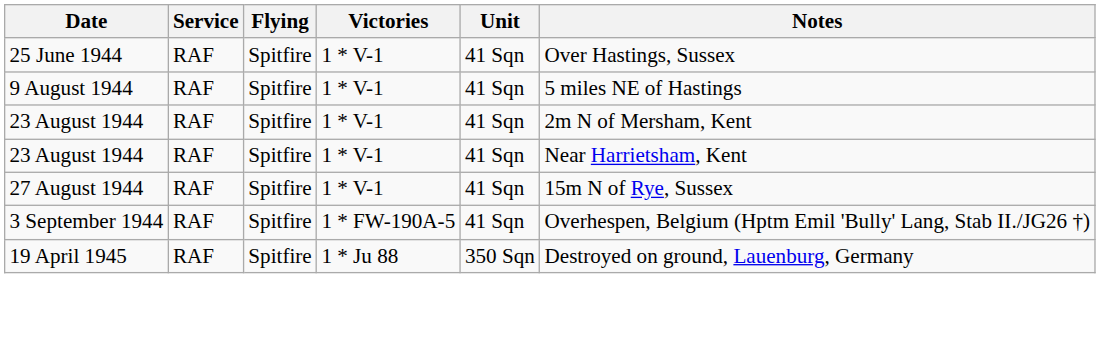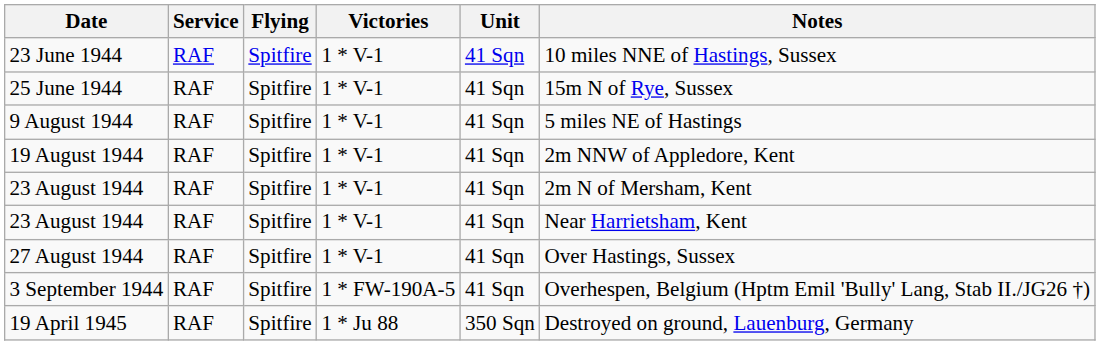+ row: (66, 54)
(640, 54) Over Hastings, Sussex -> (639, 88) 15m N of Rye, Sussex
+ row: (76, 155)
(639, 188) 15m N of Rye, Sussex -> (640, 255) Over Hastings, Sussex
